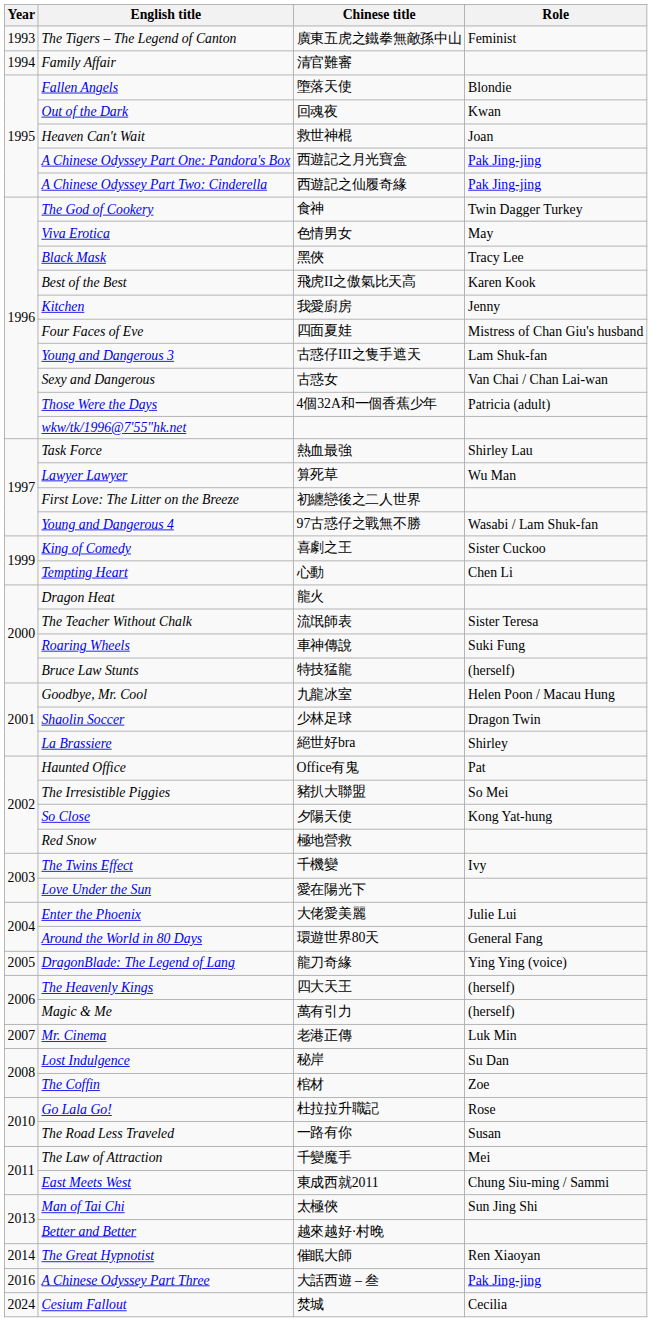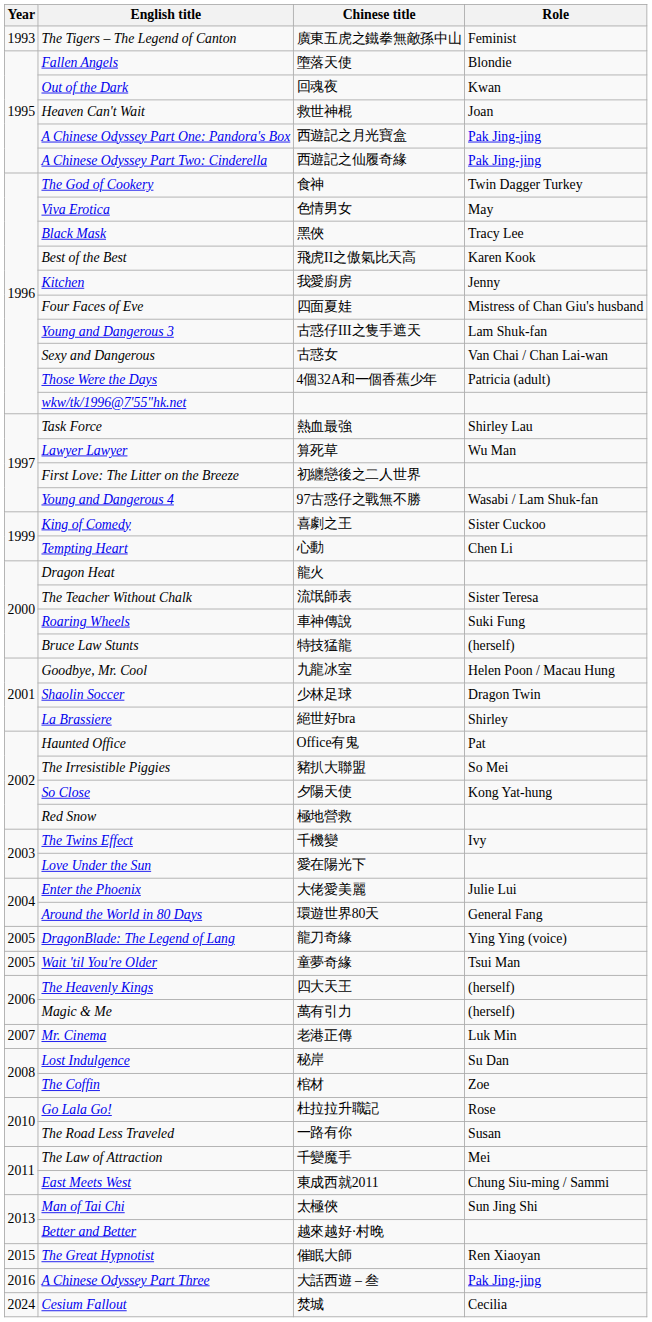- row: (79, 62)
+ row: (99, 963)
(21, 1256) 2014 -> (21, 1256) 2015
